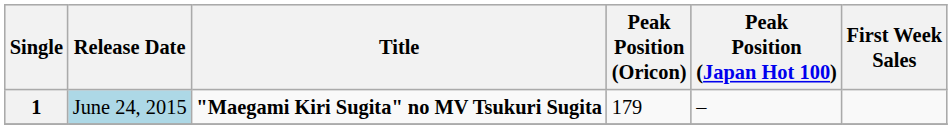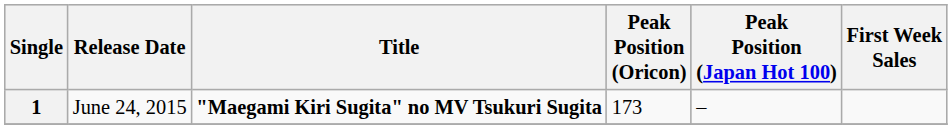(130, 106) lightblue background -> (130, 106) no background
(627, 106) 179 -> (627, 106) 173
